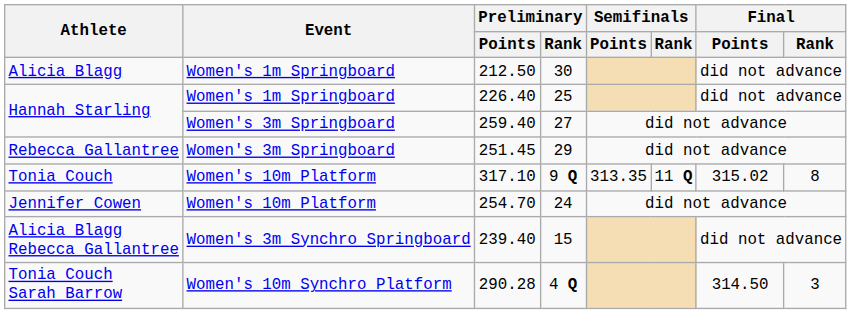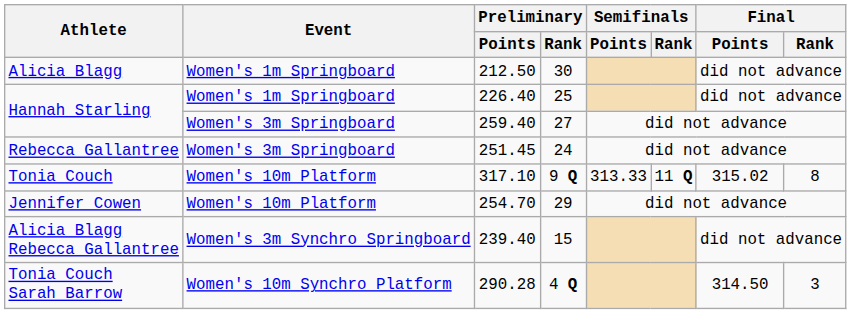(563, 150) 29 -> (563, 150) 24
(618, 177) 313.35 -> (618, 177) 313.33
(563, 203) 24 -> (563, 203) 29
